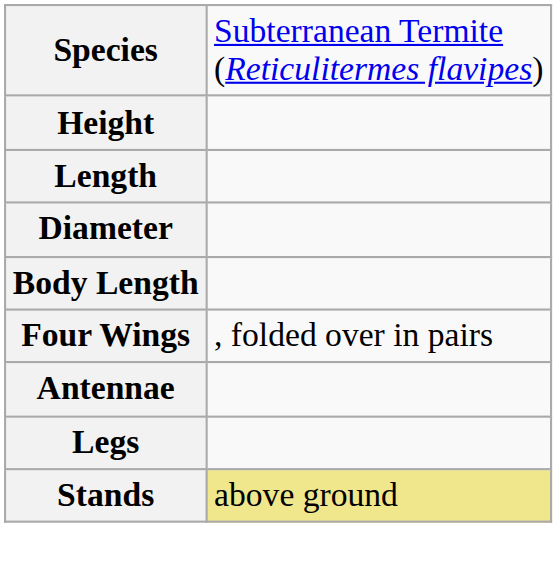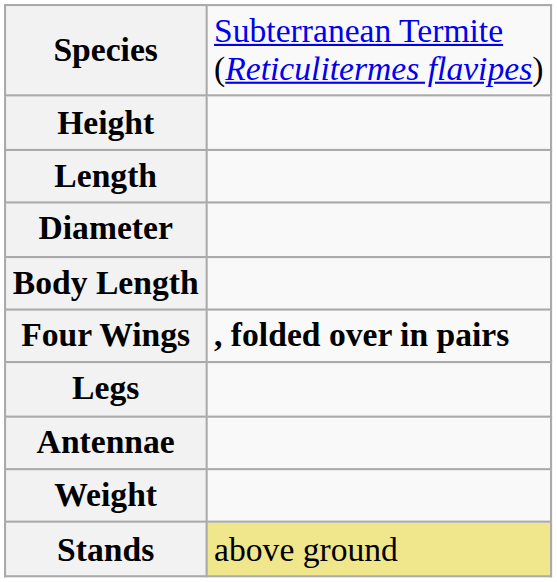(354, 335) normal -> (362, 335) bold
rows swapped: (106, 388) <-> (106, 441)
+ row: (106, 495)
